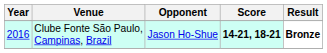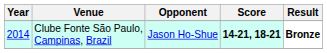(18, 35) 2016 -> (18, 35) 2014
